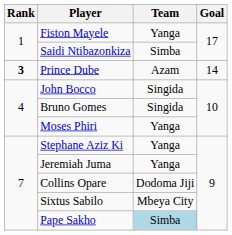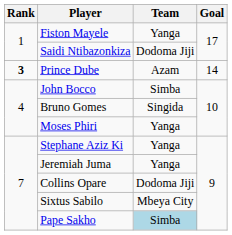(165, 51) Simba -> (165, 51) Dodoma Jiji
(165, 88) Singida -> (165, 88) Simba
